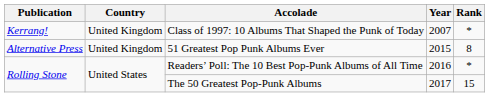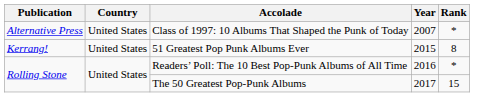(27, 30) Kerrang! -> (45, 30) Alternative Press
(125, 30) United Kingdom -> (117, 30) United States
(45, 48) Alternative Press -> (27, 48) Kerrang!
(125, 48) United Kingdom -> (117, 48) United States
